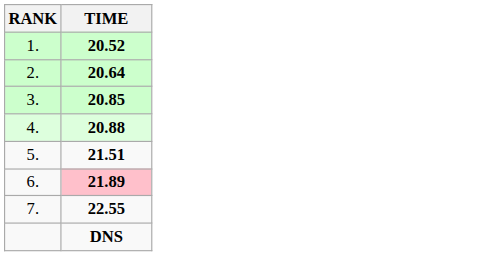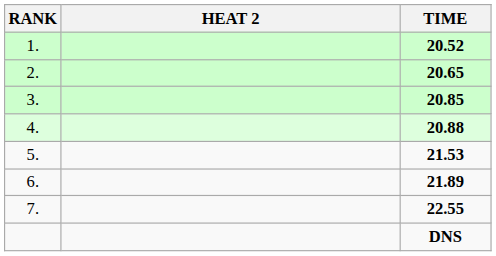+ column: (231, 18)
(106, 73) 20.64 -> (445, 73) 20.65
(106, 155) 21.51 -> (445, 155) 21.53
(106, 182) pink background -> (445, 182) no background
